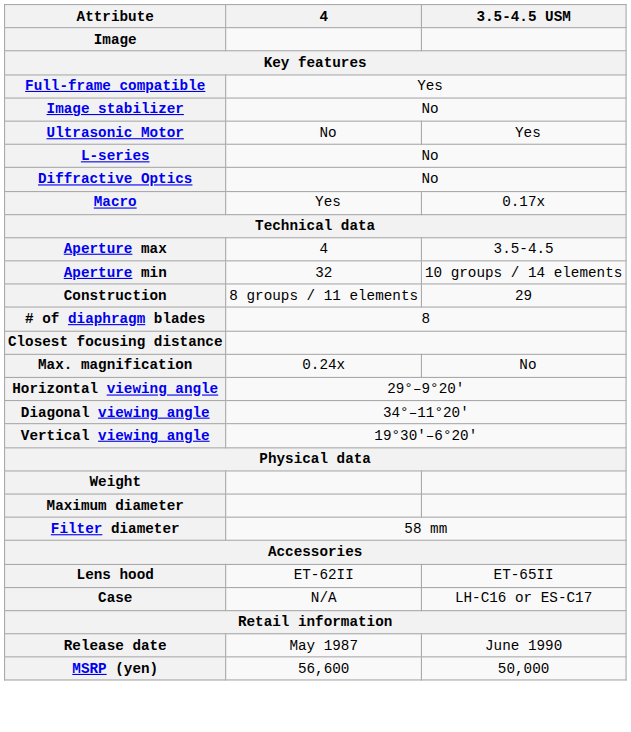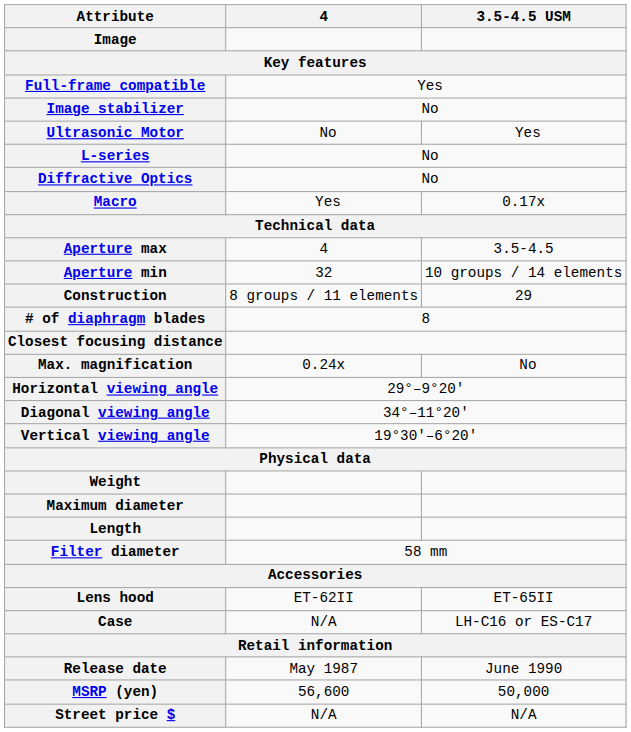+ row: (115, 529)
+ row: (115, 715)
